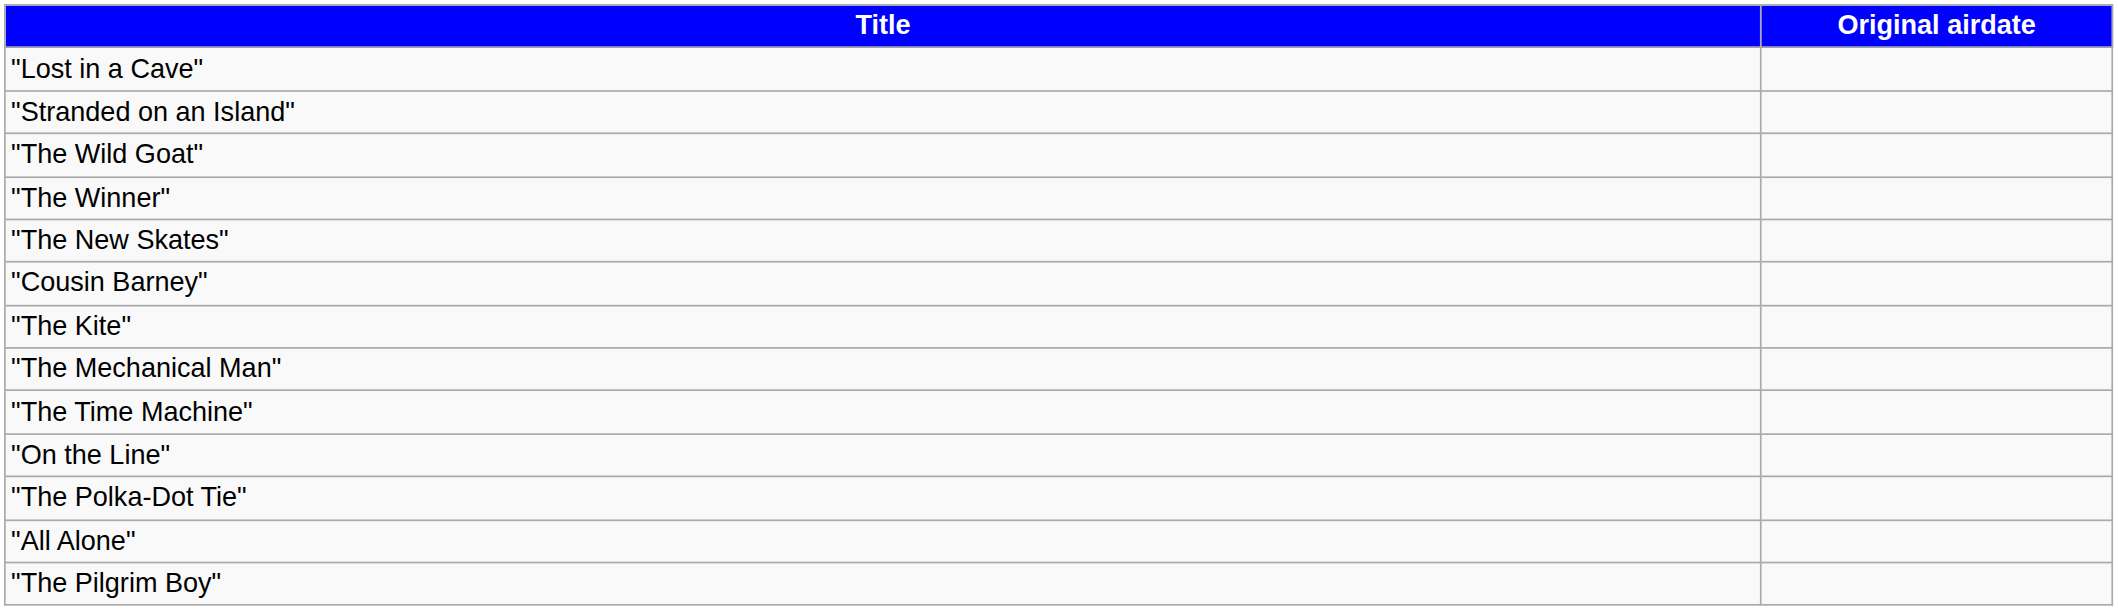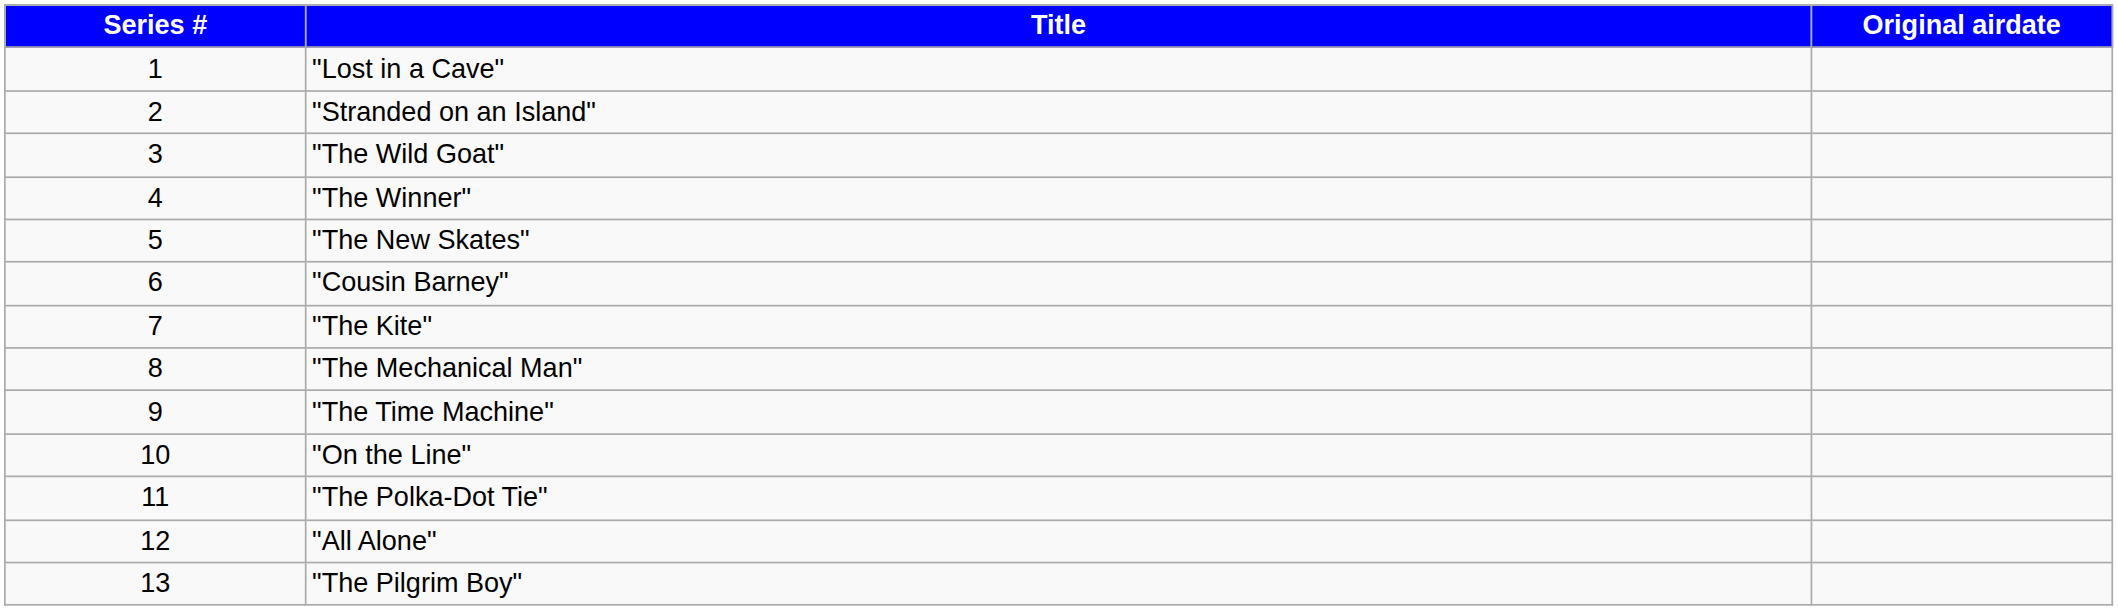+ column: (155, 25)
